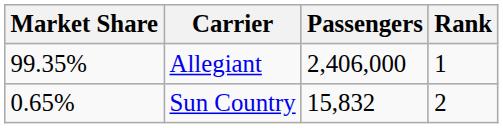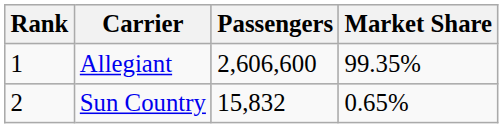columns swapped: (463, 24) <-> (84, 24)
(357, 63) 2,406,000 -> (267, 63) 2,606,600
